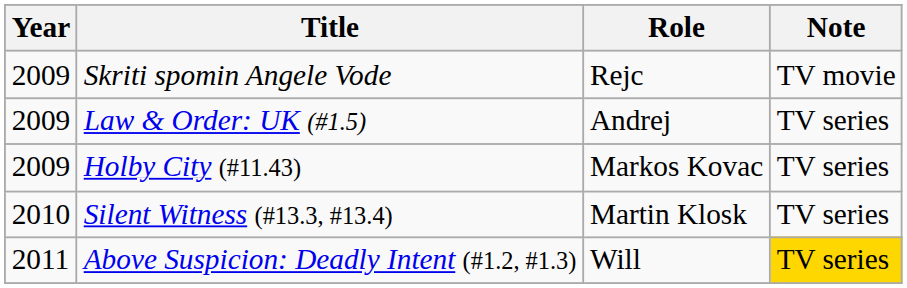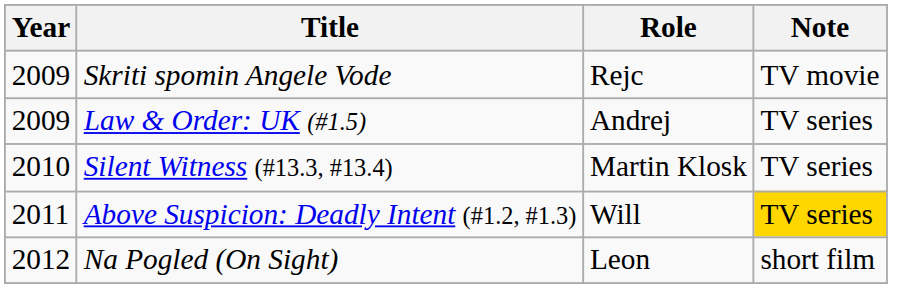- row: (192, 167)
+ row: (211, 259)
